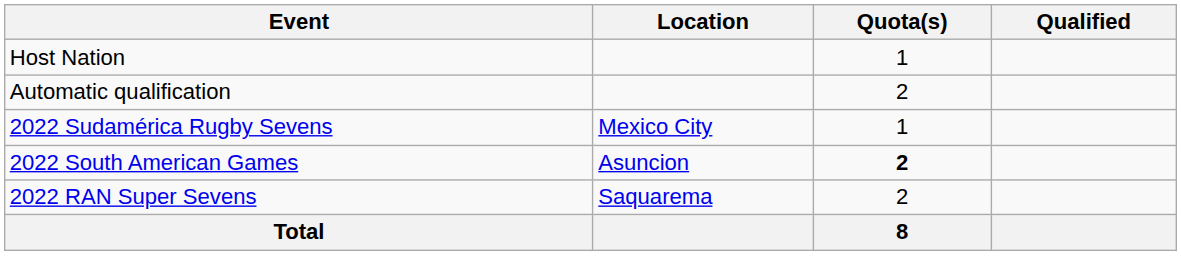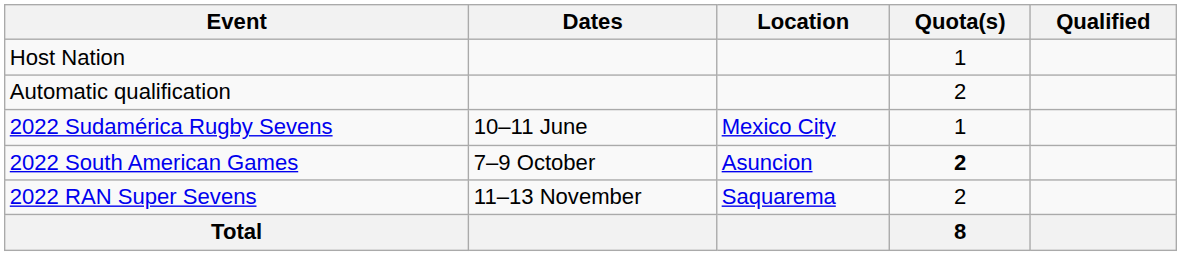+ column: (593, 22)
